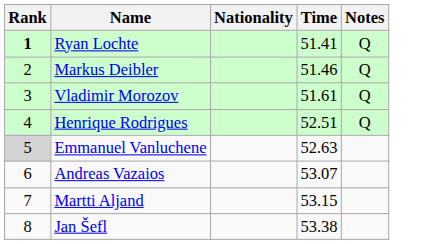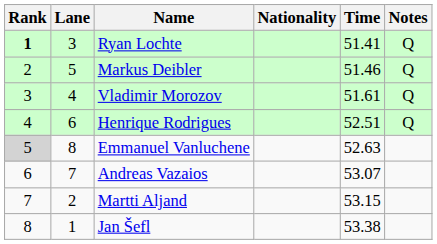+ column: (72, 17)
